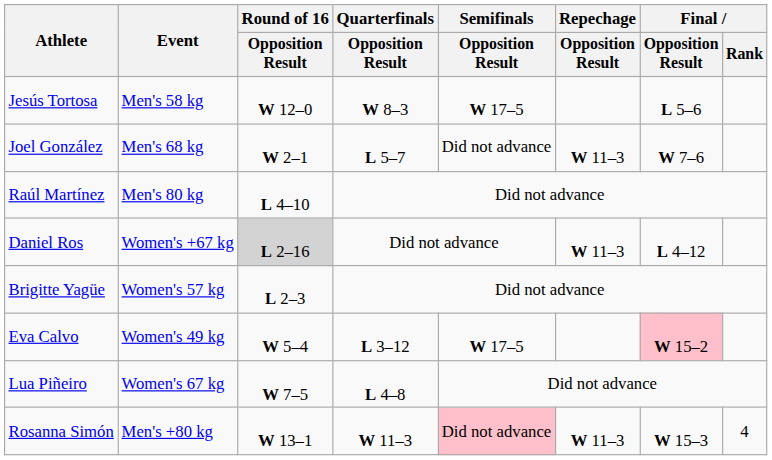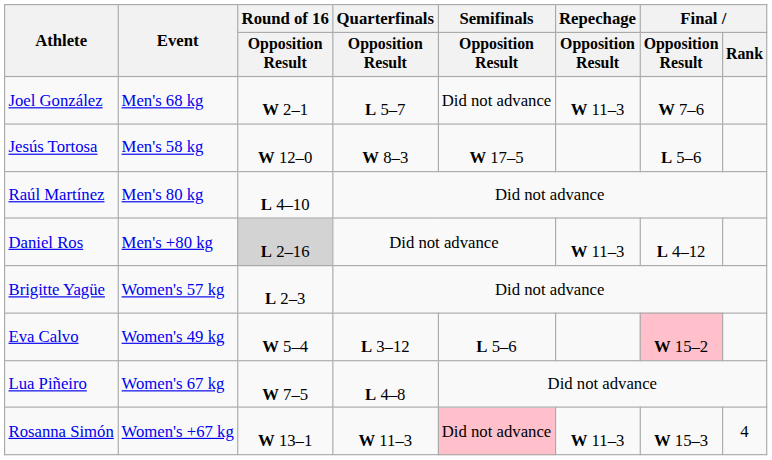rows swapped: (53, 100) <-> (56, 147)
(178, 242) Women's +67 kg -> (167, 242) Men's +80 kg
(497, 346) W 17–5 -> (497, 346) L 5–6
(167, 431) Men's +80 kg -> (178, 431) Women's +67 kg
